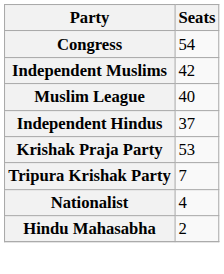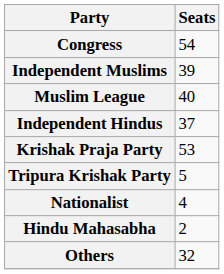(187, 70) 42 -> (187, 70) 39
(183, 176) 7 -> (183, 176) 5
+ row: (90, 255)
